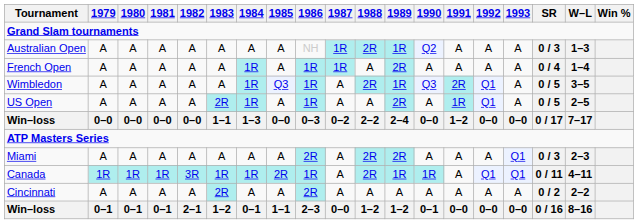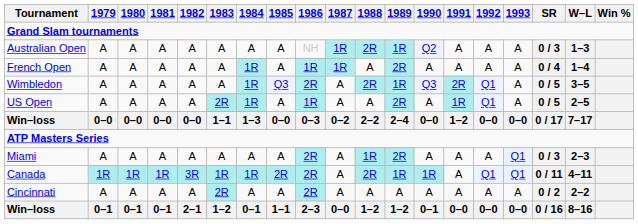(311, 84) 1R -> (311, 84) 2R
(370, 156) 2R -> (370, 156) 1R
(311, 173) 1R -> (311, 173) 2R
